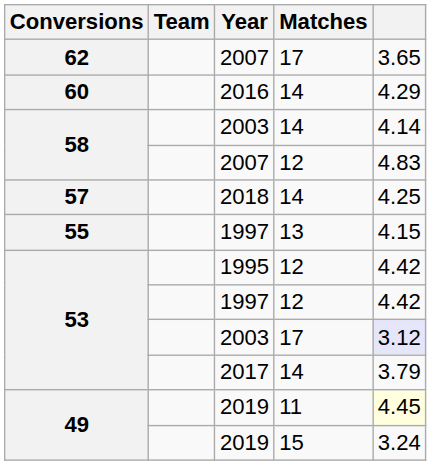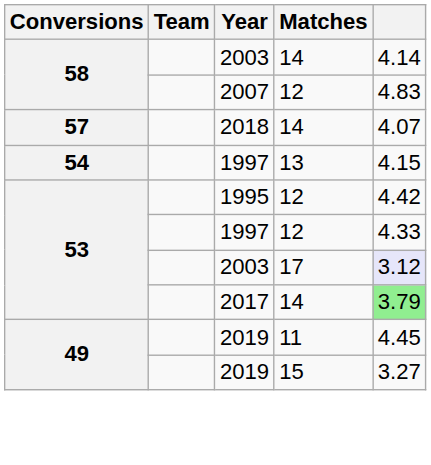- row: (244, 57)
- row: (244, 92)
(399, 197) 4.25 -> (399, 127) 4.07
(77, 232) 55 -> (77, 162) 54
(399, 302) 4.42 -> (399, 232) 4.33
(399, 372) no background -> (399, 302) lightgreen background
(399, 407) lightyellow background -> (399, 337) no background
(399, 442) 3.24 -> (399, 372) 3.27
